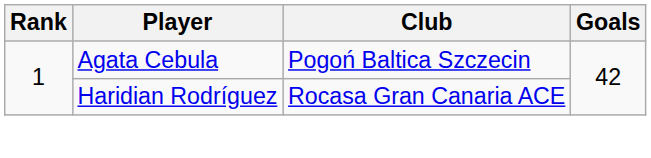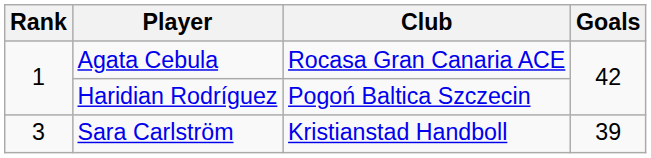(409, 59) Pogoń Baltica Szczecin -> (427, 59) Rocasa Gran Canaria ACE
(427, 96) Rocasa Gran Canaria ACE -> (409, 96) Pogoń Baltica Szczecin
+ row: (155, 133)
